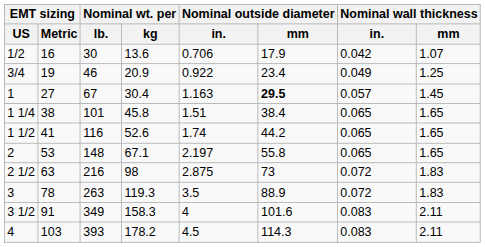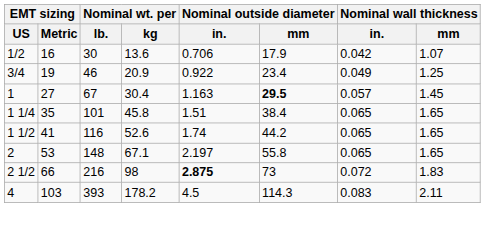(48, 113) 38 -> (48, 113) 35
(48, 172) 63 -> (48, 172) 66
(198, 172) normal -> (198, 172) bold
- row: (11, 192)
- row: (21, 212)
